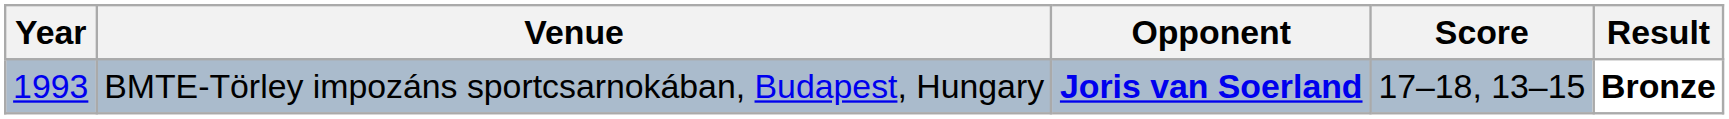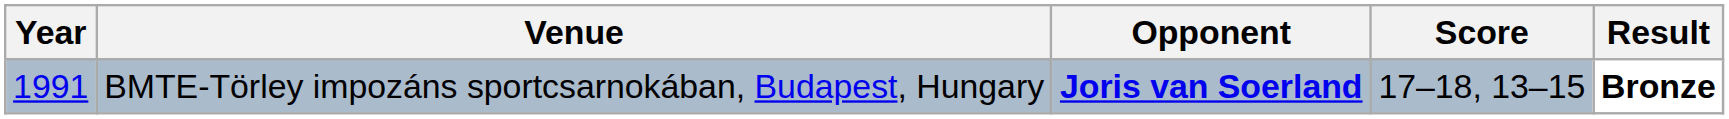(51, 86) 1993 -> (51, 86) 1991
